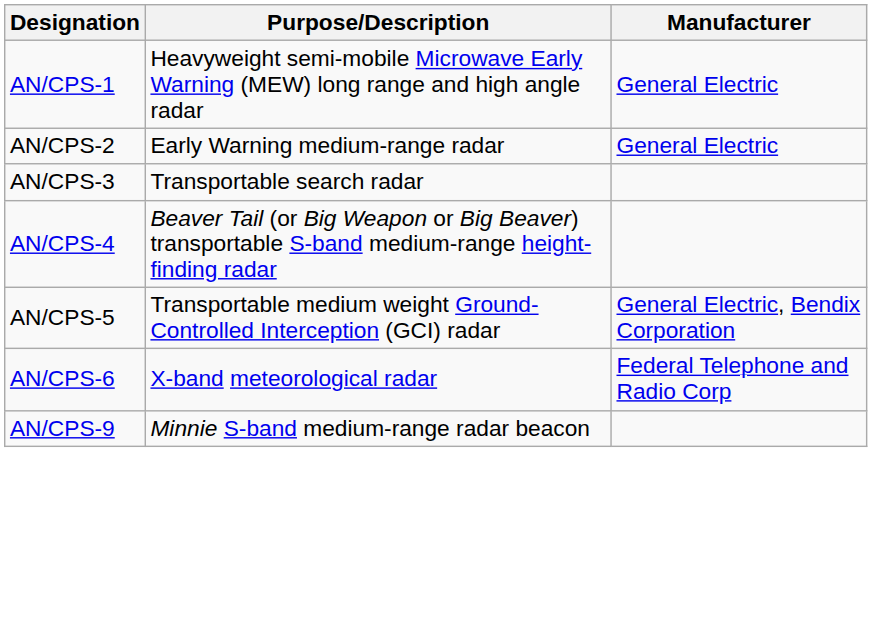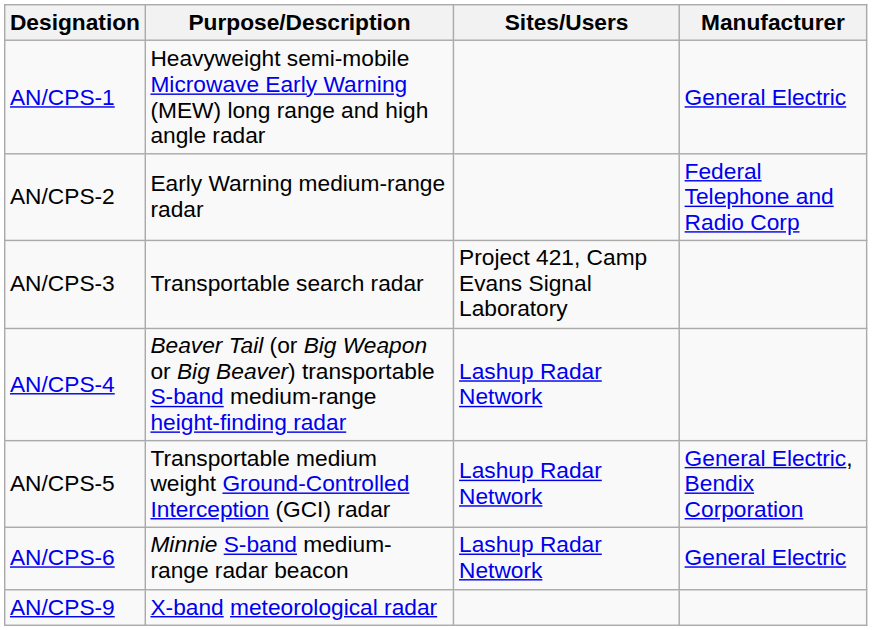+ column: (567, 22)
(697, 145) General Electric -> (759, 196) Federal Telephone and Radio Corp
(294, 379) X-band meteorological radar -> (271, 558) Minnie S-band medium-range radar beacon
(732, 379) Federal Telephone and Radio Corp -> (765, 558) General Electric
(370, 428) Minnie S-band medium-range radar beacon -> (294, 607) X-band meteorological radar
